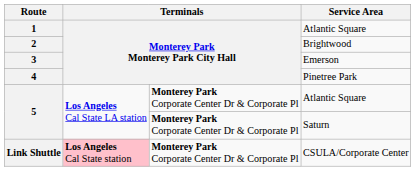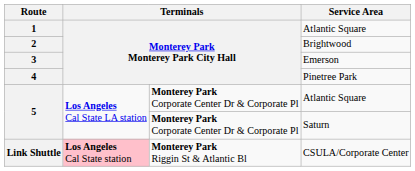(225, 152) Monterey Park Corporate Center Dr & Corporate Pl -> (199, 152) Monterey Park Riggin St & Atlantic Bl
